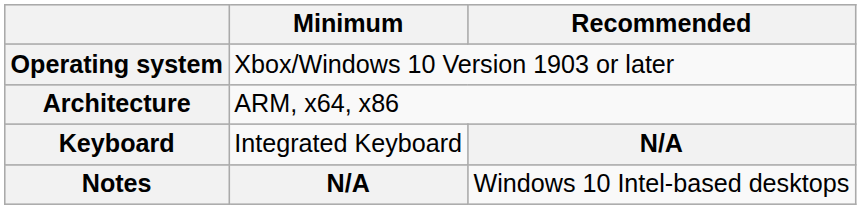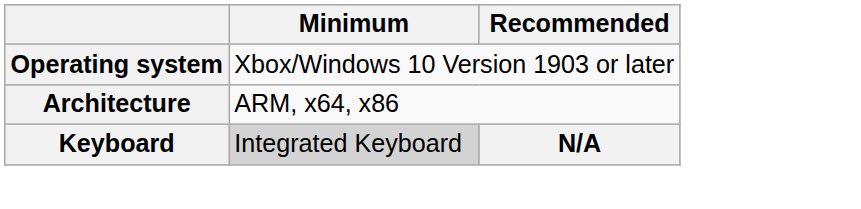(348, 143) no background -> (348, 143) lightgrey background
- row: (117, 183)
